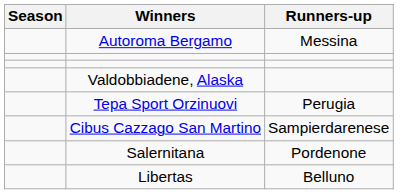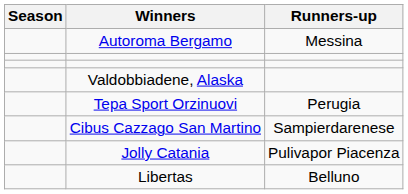- row: (165, 152)
+ row: (165, 152)
